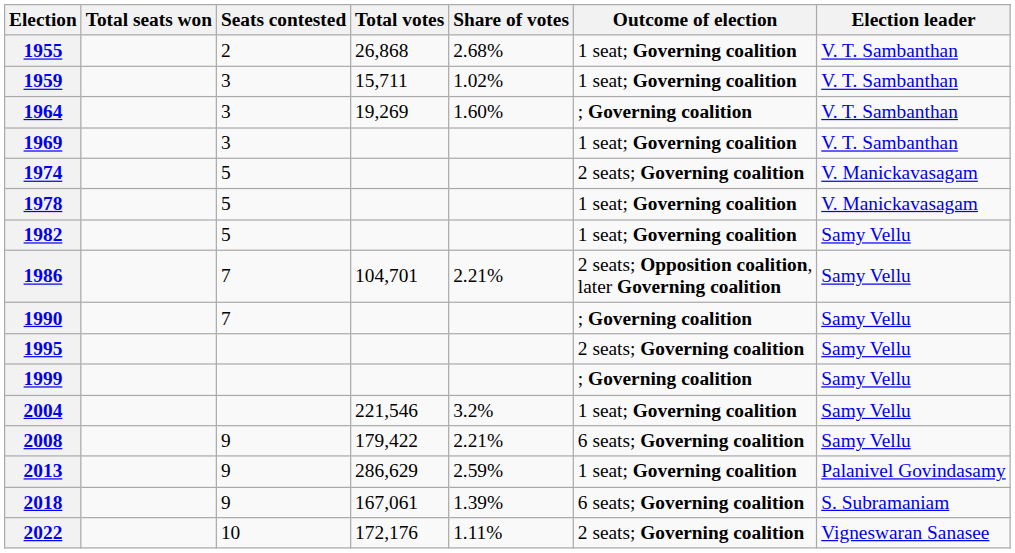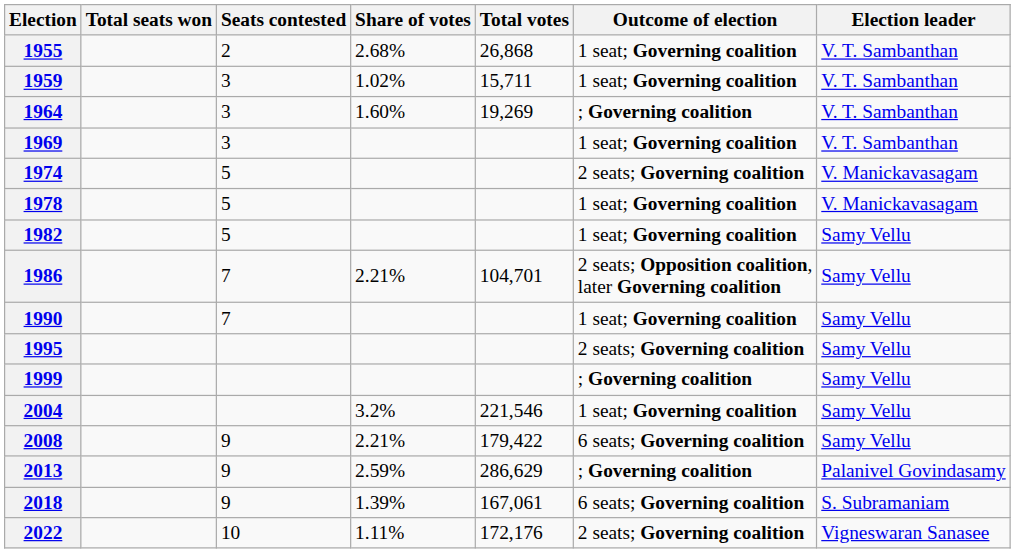columns swapped: (400, 19) <-> (511, 19)
(665, 317) ; Governing coalition -> (687, 317) 1 seat; Governing coalition
(687, 471) 1 seat; Governing coalition -> (665, 471) ; Governing coalition
